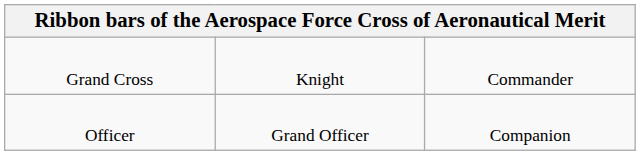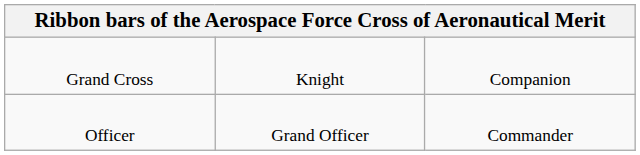(530, 78) Commander -> (530, 78) Companion
(530, 135) Companion -> (530, 135) Commander
